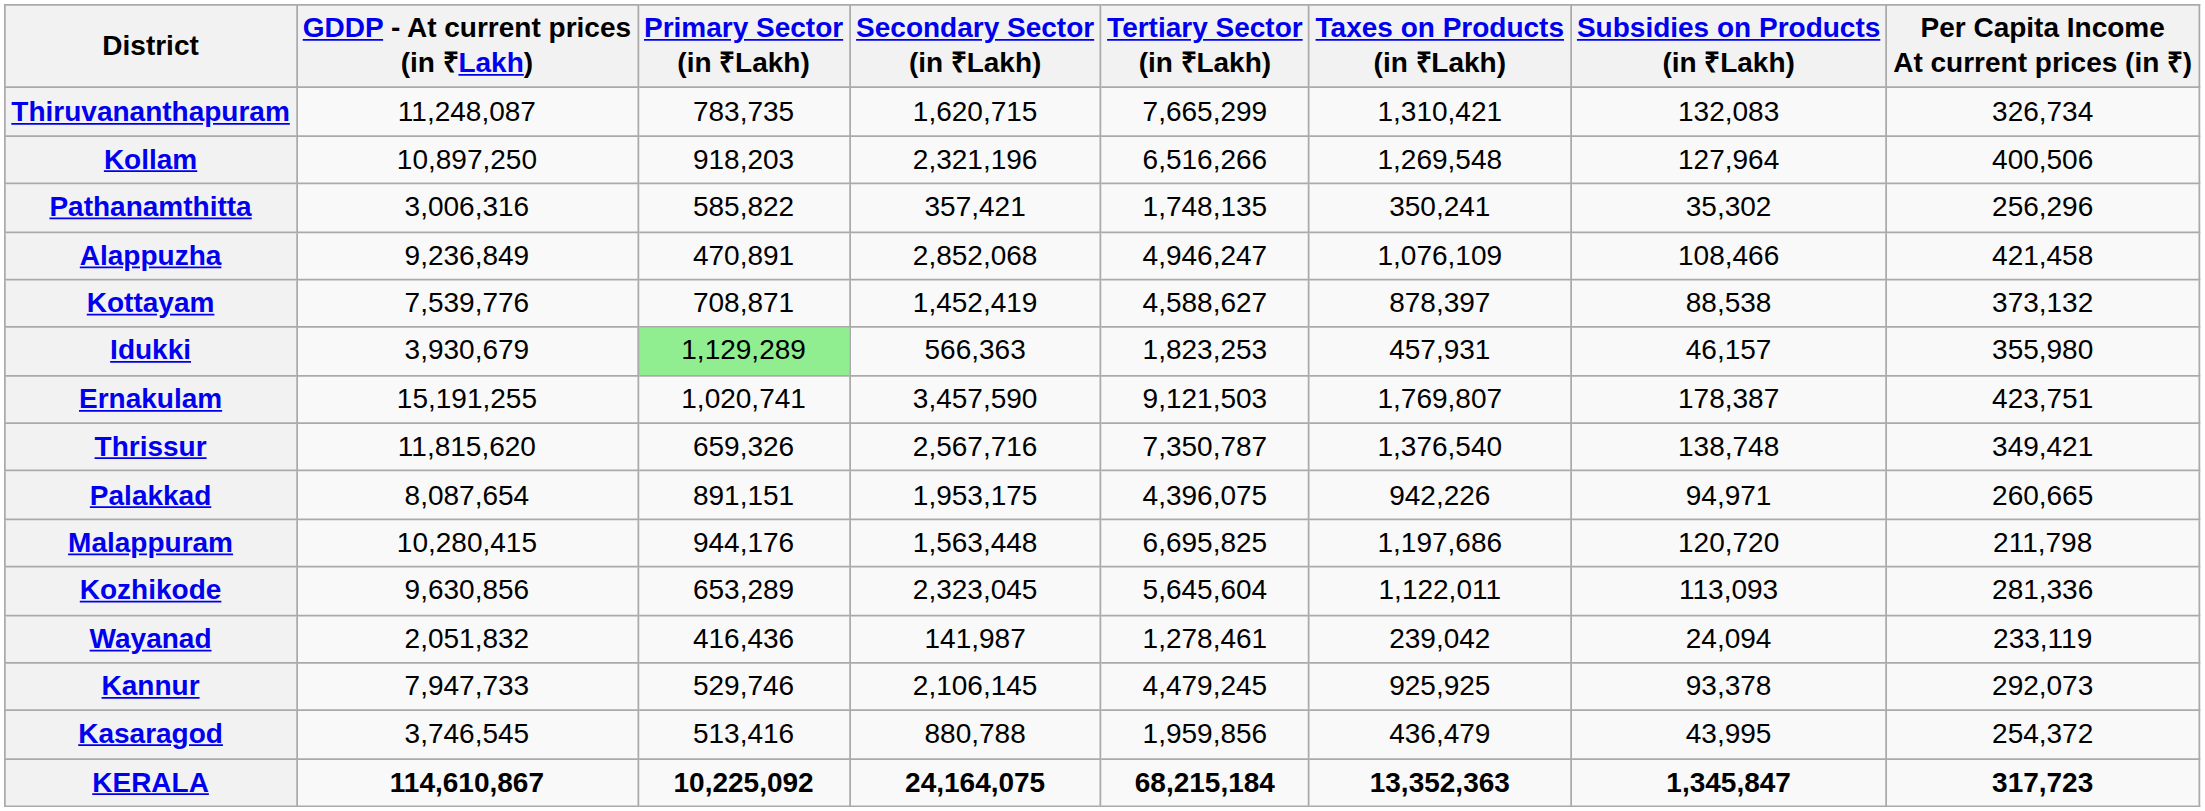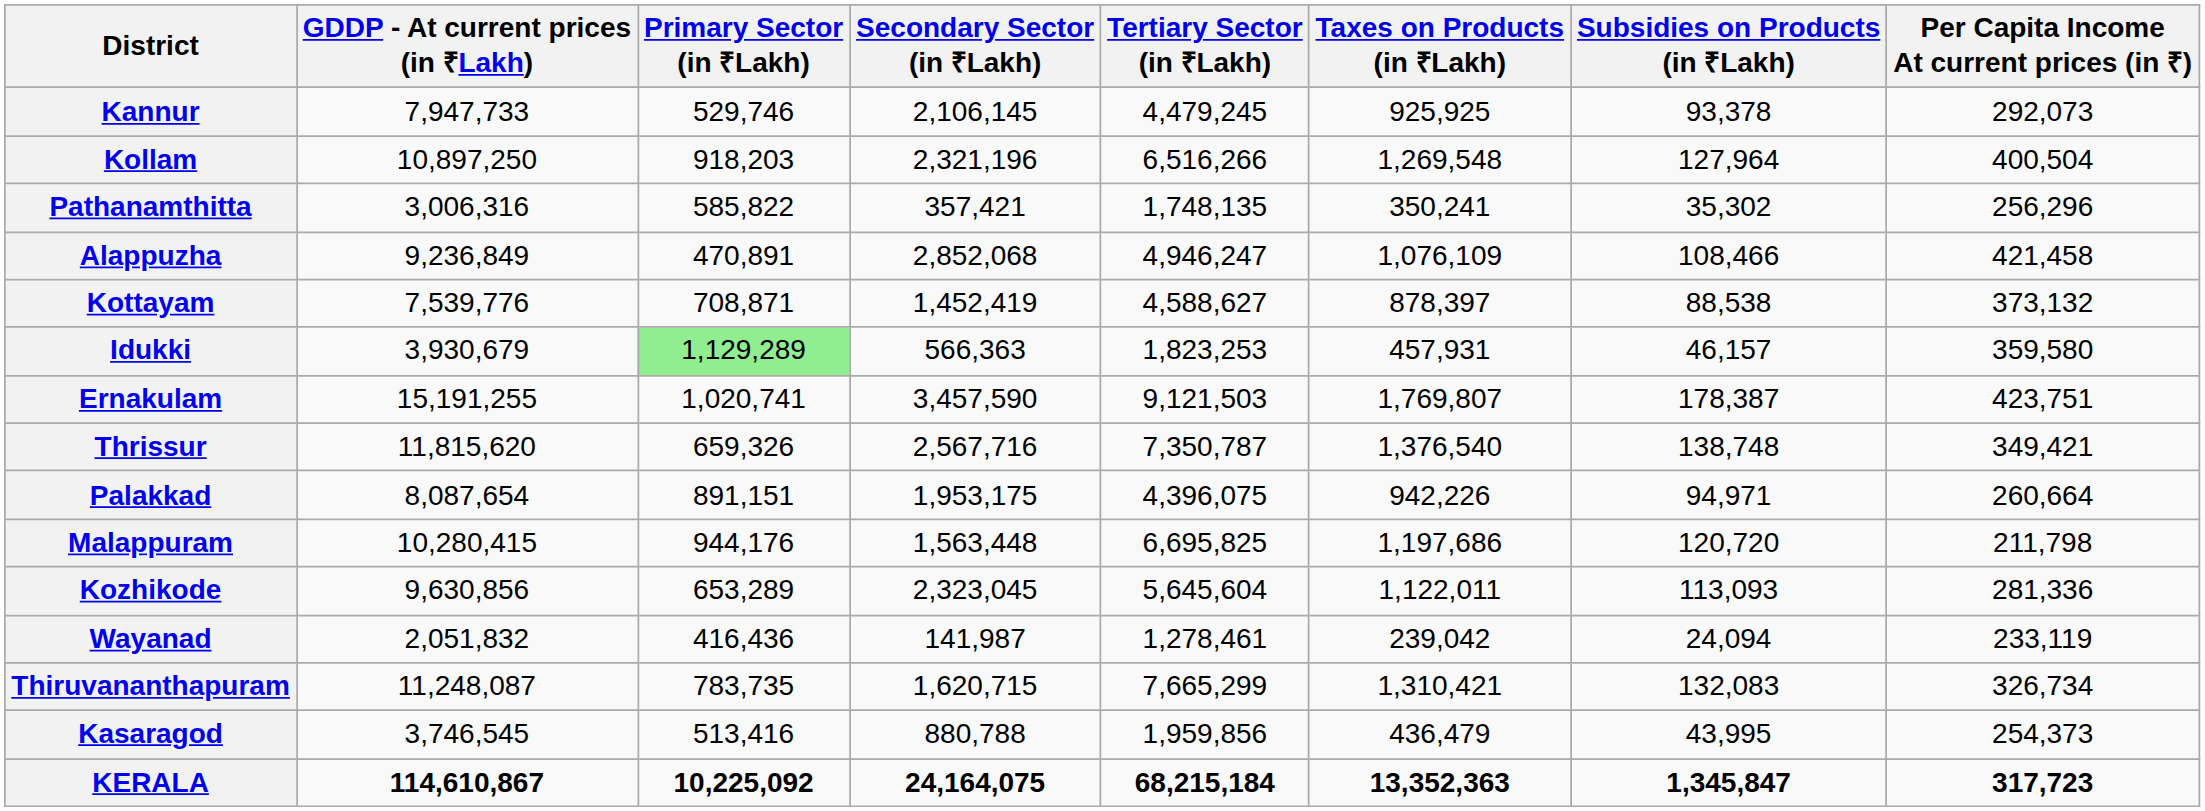rows swapped: (151, 111) <-> (151, 686)
(2043, 159) 400,506 -> (2043, 159) 400,504
(2043, 350) 355,980 -> (2043, 350) 359,580
(2043, 494) 260,665 -> (2043, 494) 260,664
(2043, 734) 254,372 -> (2043, 734) 254,373
